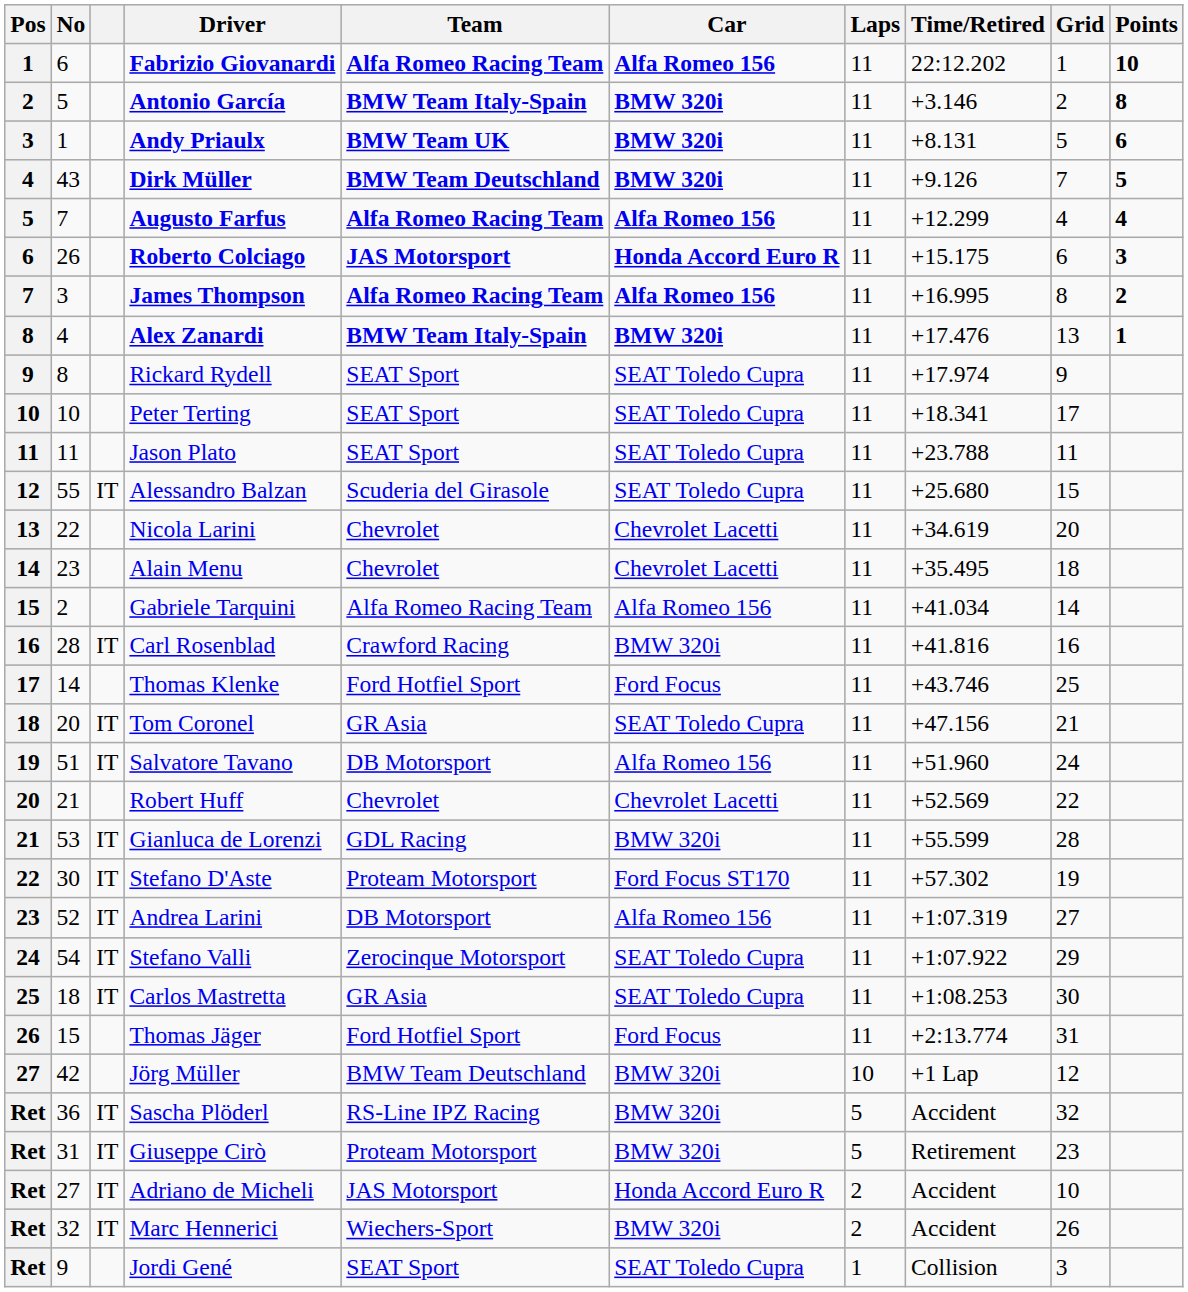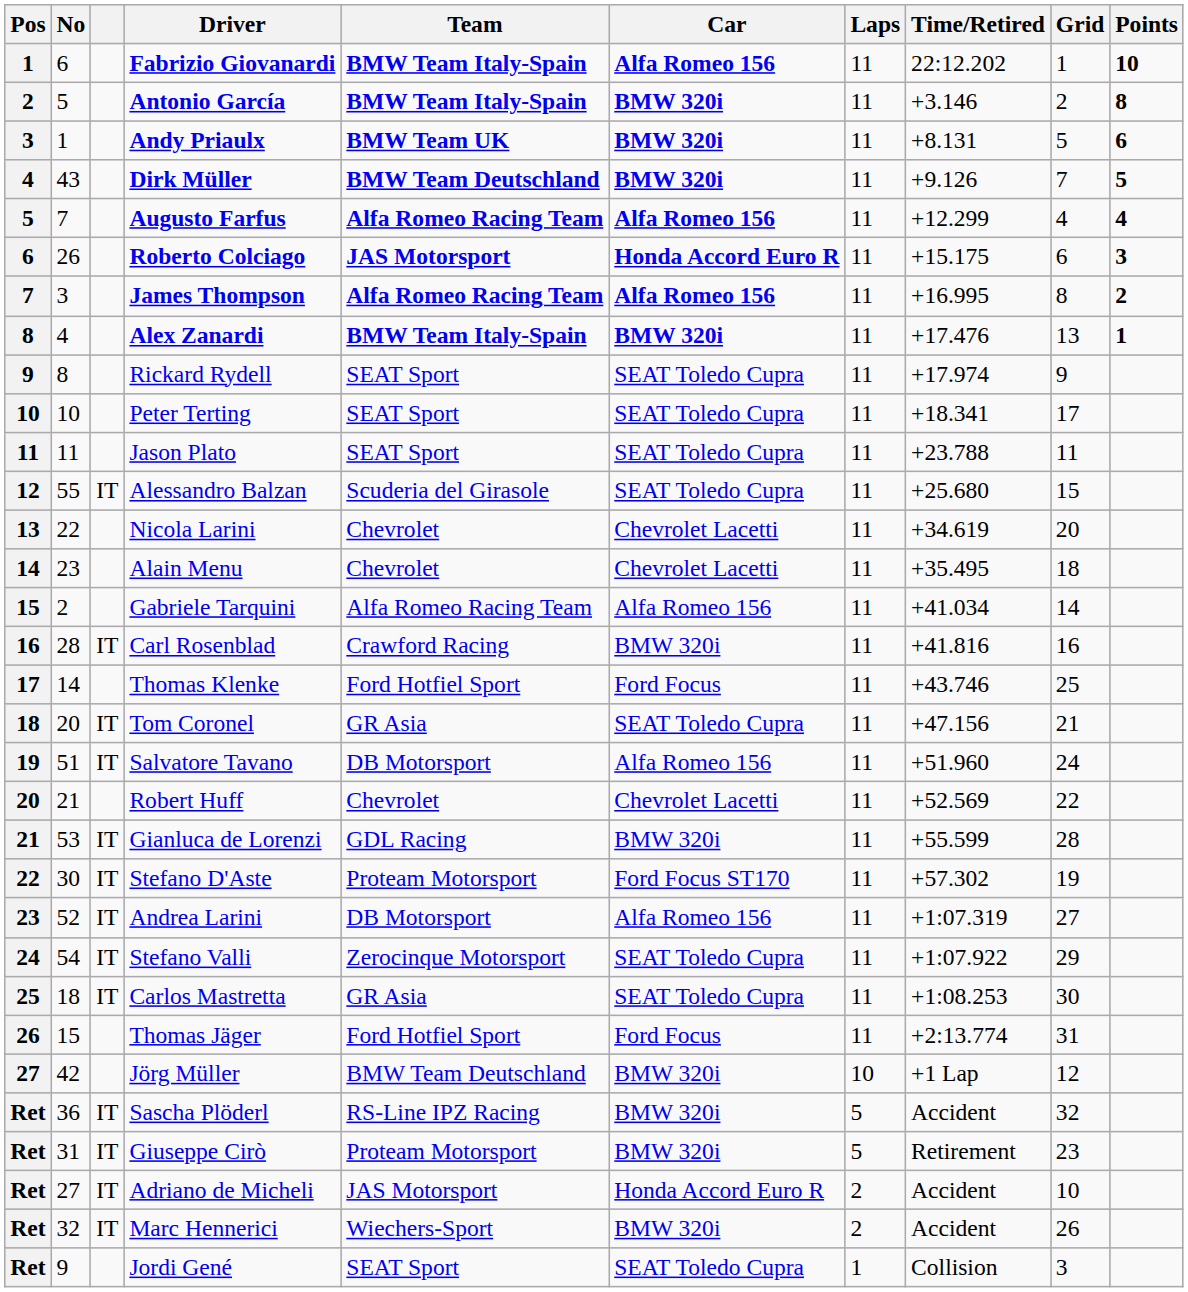(475, 62) Alfa Romeo Racing Team -> (466, 62) BMW Team Italy-Spain
